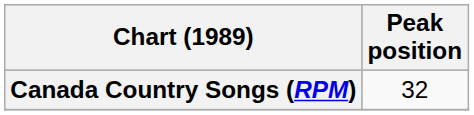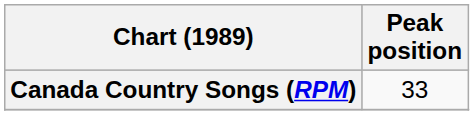(415, 89) 32 -> (415, 89) 33
